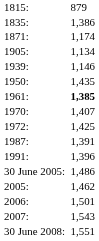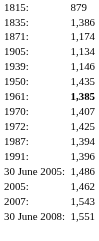(83, 141) 1,391 -> (83, 141) 1,394
- row: (16, 201)
